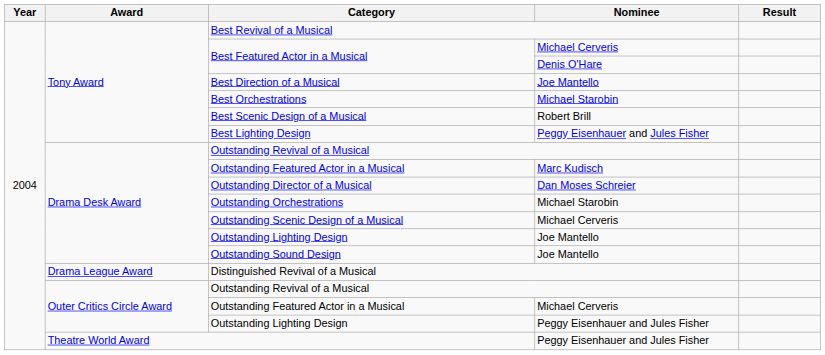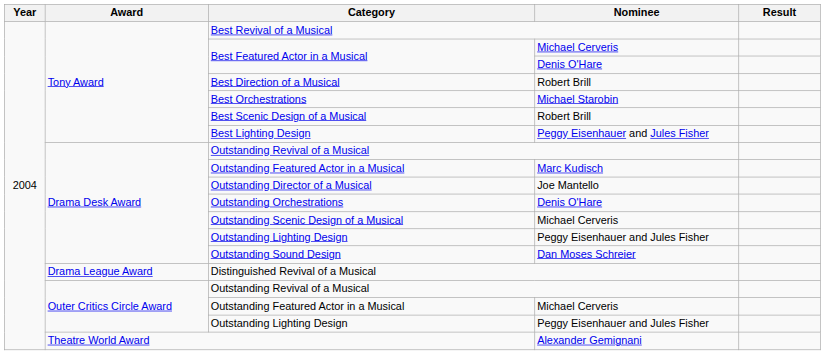(568, 82) Joe Mantello -> (564, 82) Robert Brill
(586, 185) Dan Moses Schreier -> (568, 185) Joe Mantello
(578, 202) Michael Starobin -> (570, 202) Denis O'Hare
(568, 237) Joe Mantello -> (623, 237) Peggy Eisenhauer and Jules Fisher
(568, 254) Joe Mantello -> (586, 254) Dan Moses Schreier
(623, 340) Peggy Eisenhauer and Jules Fisher -> (589, 340) Alexander Gemignani
